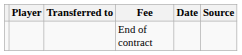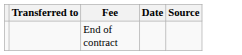- column: (27, 13)
